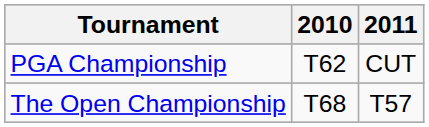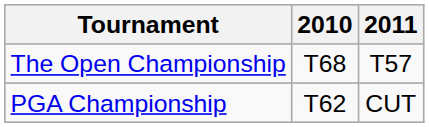rows swapped: (148, 103) <-> (119, 64)
